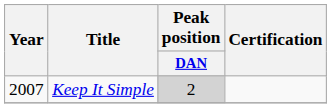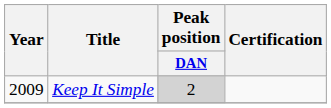(26, 89) 2007 -> (26, 89) 2009
